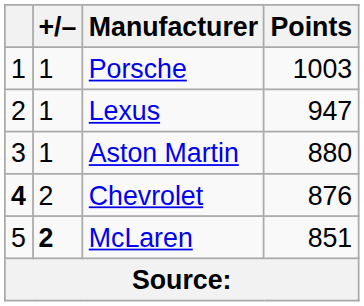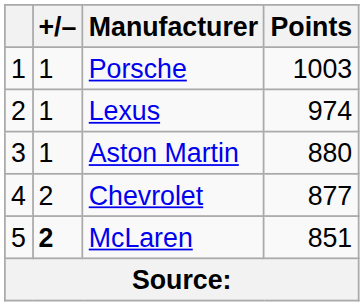(330, 111) 947 -> (330, 111) 974
(19, 196) bold -> (19, 196) normal
(330, 196) 876 -> (330, 196) 877
